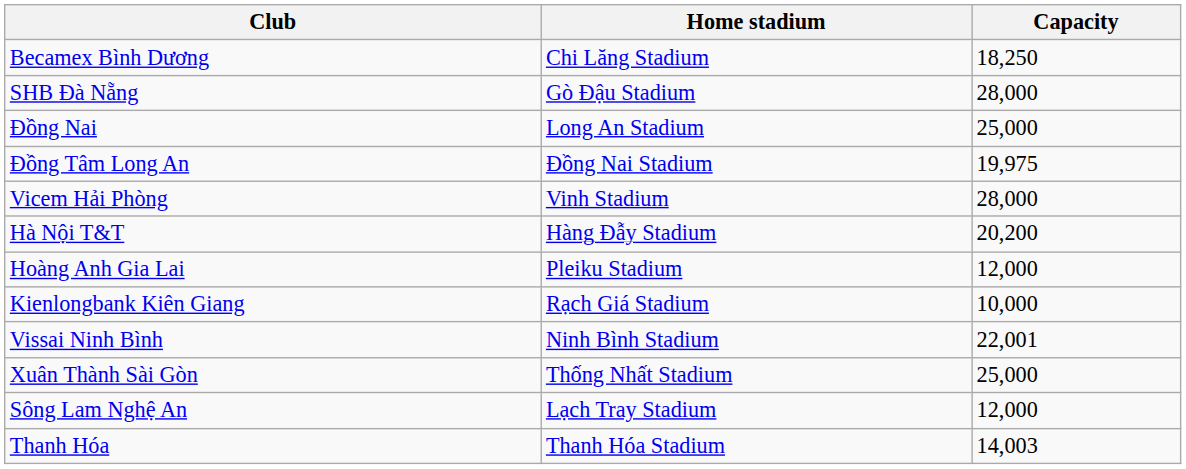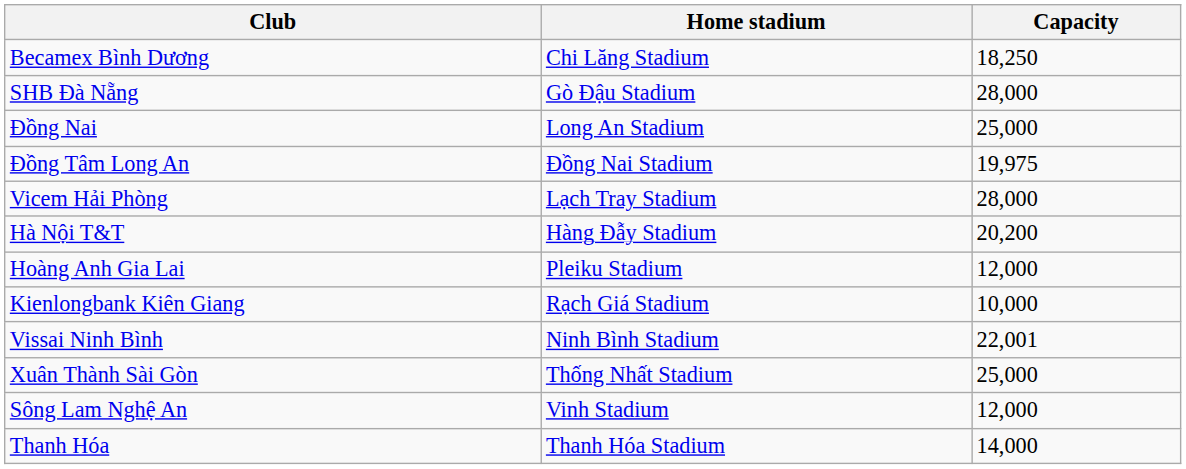(607, 198) Vinh Stadium -> (631, 198) Lạch Tray Stadium
(631, 410) Lạch Tray Stadium -> (607, 410) Vinh Stadium
(1007, 445) 14,003 -> (1007, 445) 14,000
